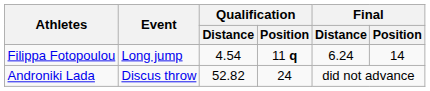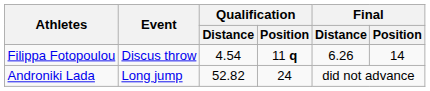(152, 55) Long jump -> (159, 55) Discus throw
(341, 55) 6.24 -> (341, 55) 6.26
(159, 76) Discus throw -> (152, 76) Long jump
